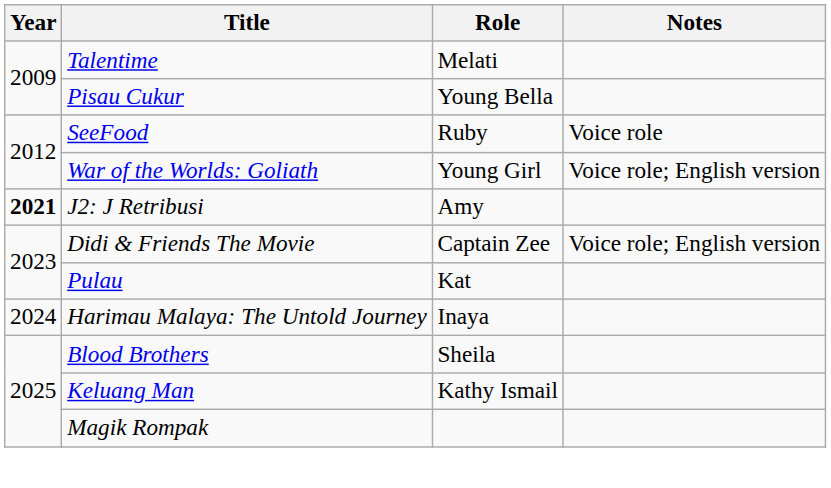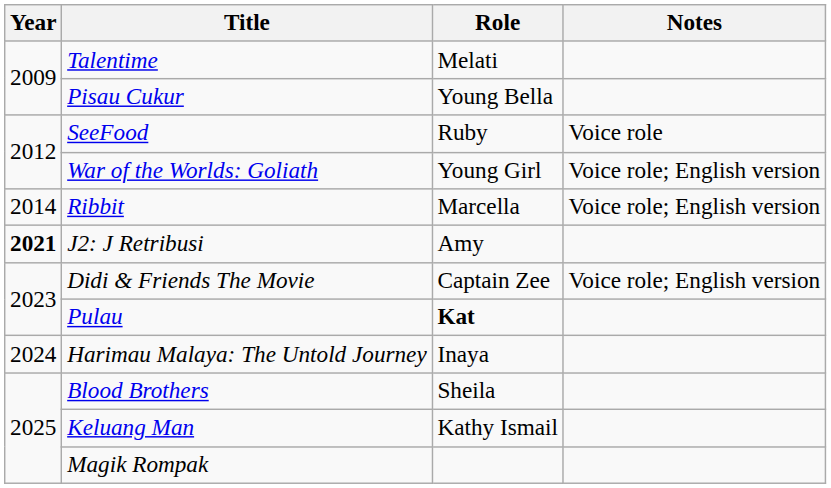+ row: (96, 206)
(454, 280) normal -> (456, 317) bold
